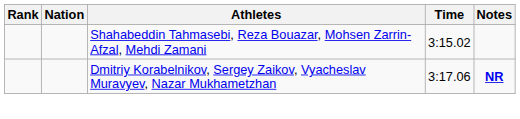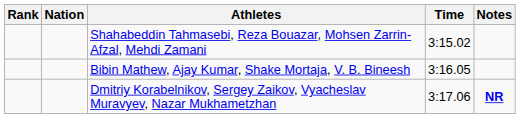+ row: (250, 69)
